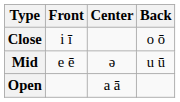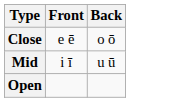- column: (112, 16)
(66, 39) i ī -> (66, 39) e ē
(66, 62) e ē -> (66, 62) i ī
